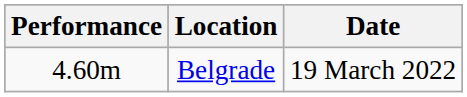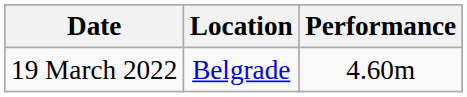columns swapped: (87, 26) <-> (373, 26)
